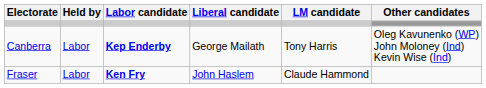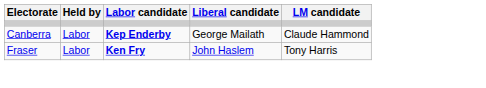- column: (426, 12)
(311, 46) Tony Harris -> (326, 34) Claude Hammond
(326, 74) Claude Hammond -> (311, 51) Tony Harris
